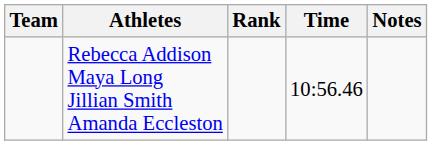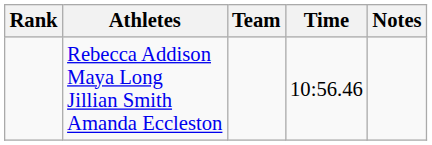columns swapped: (256, 20) <-> (34, 20)
